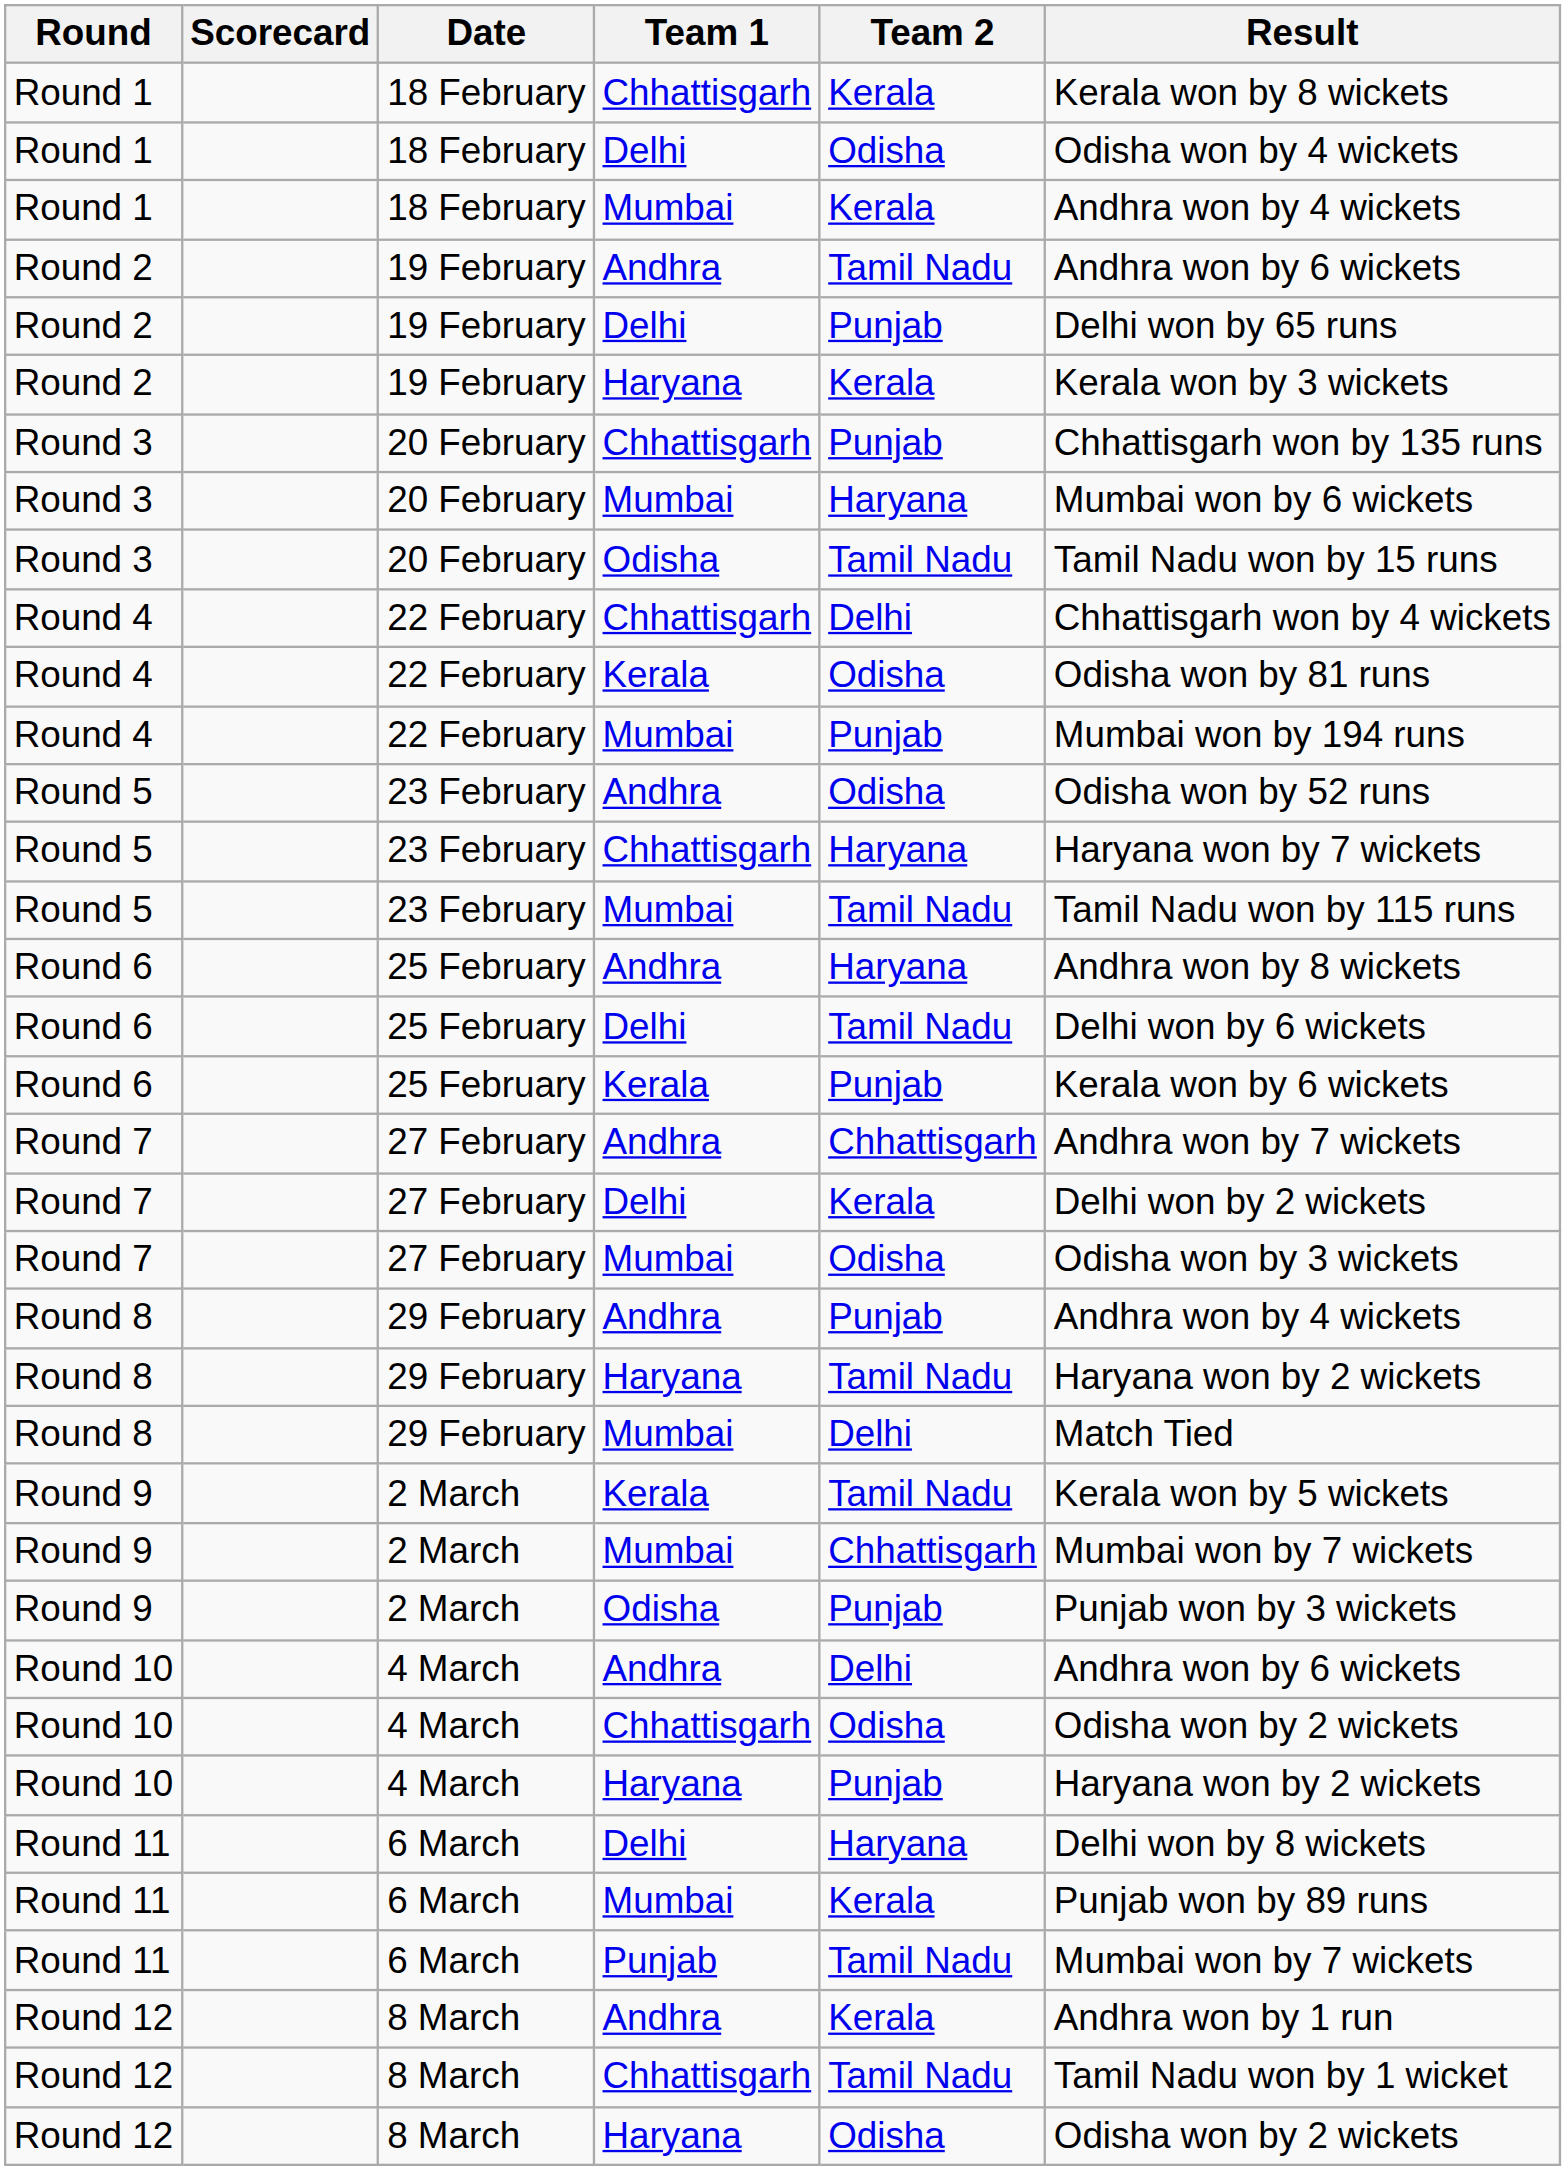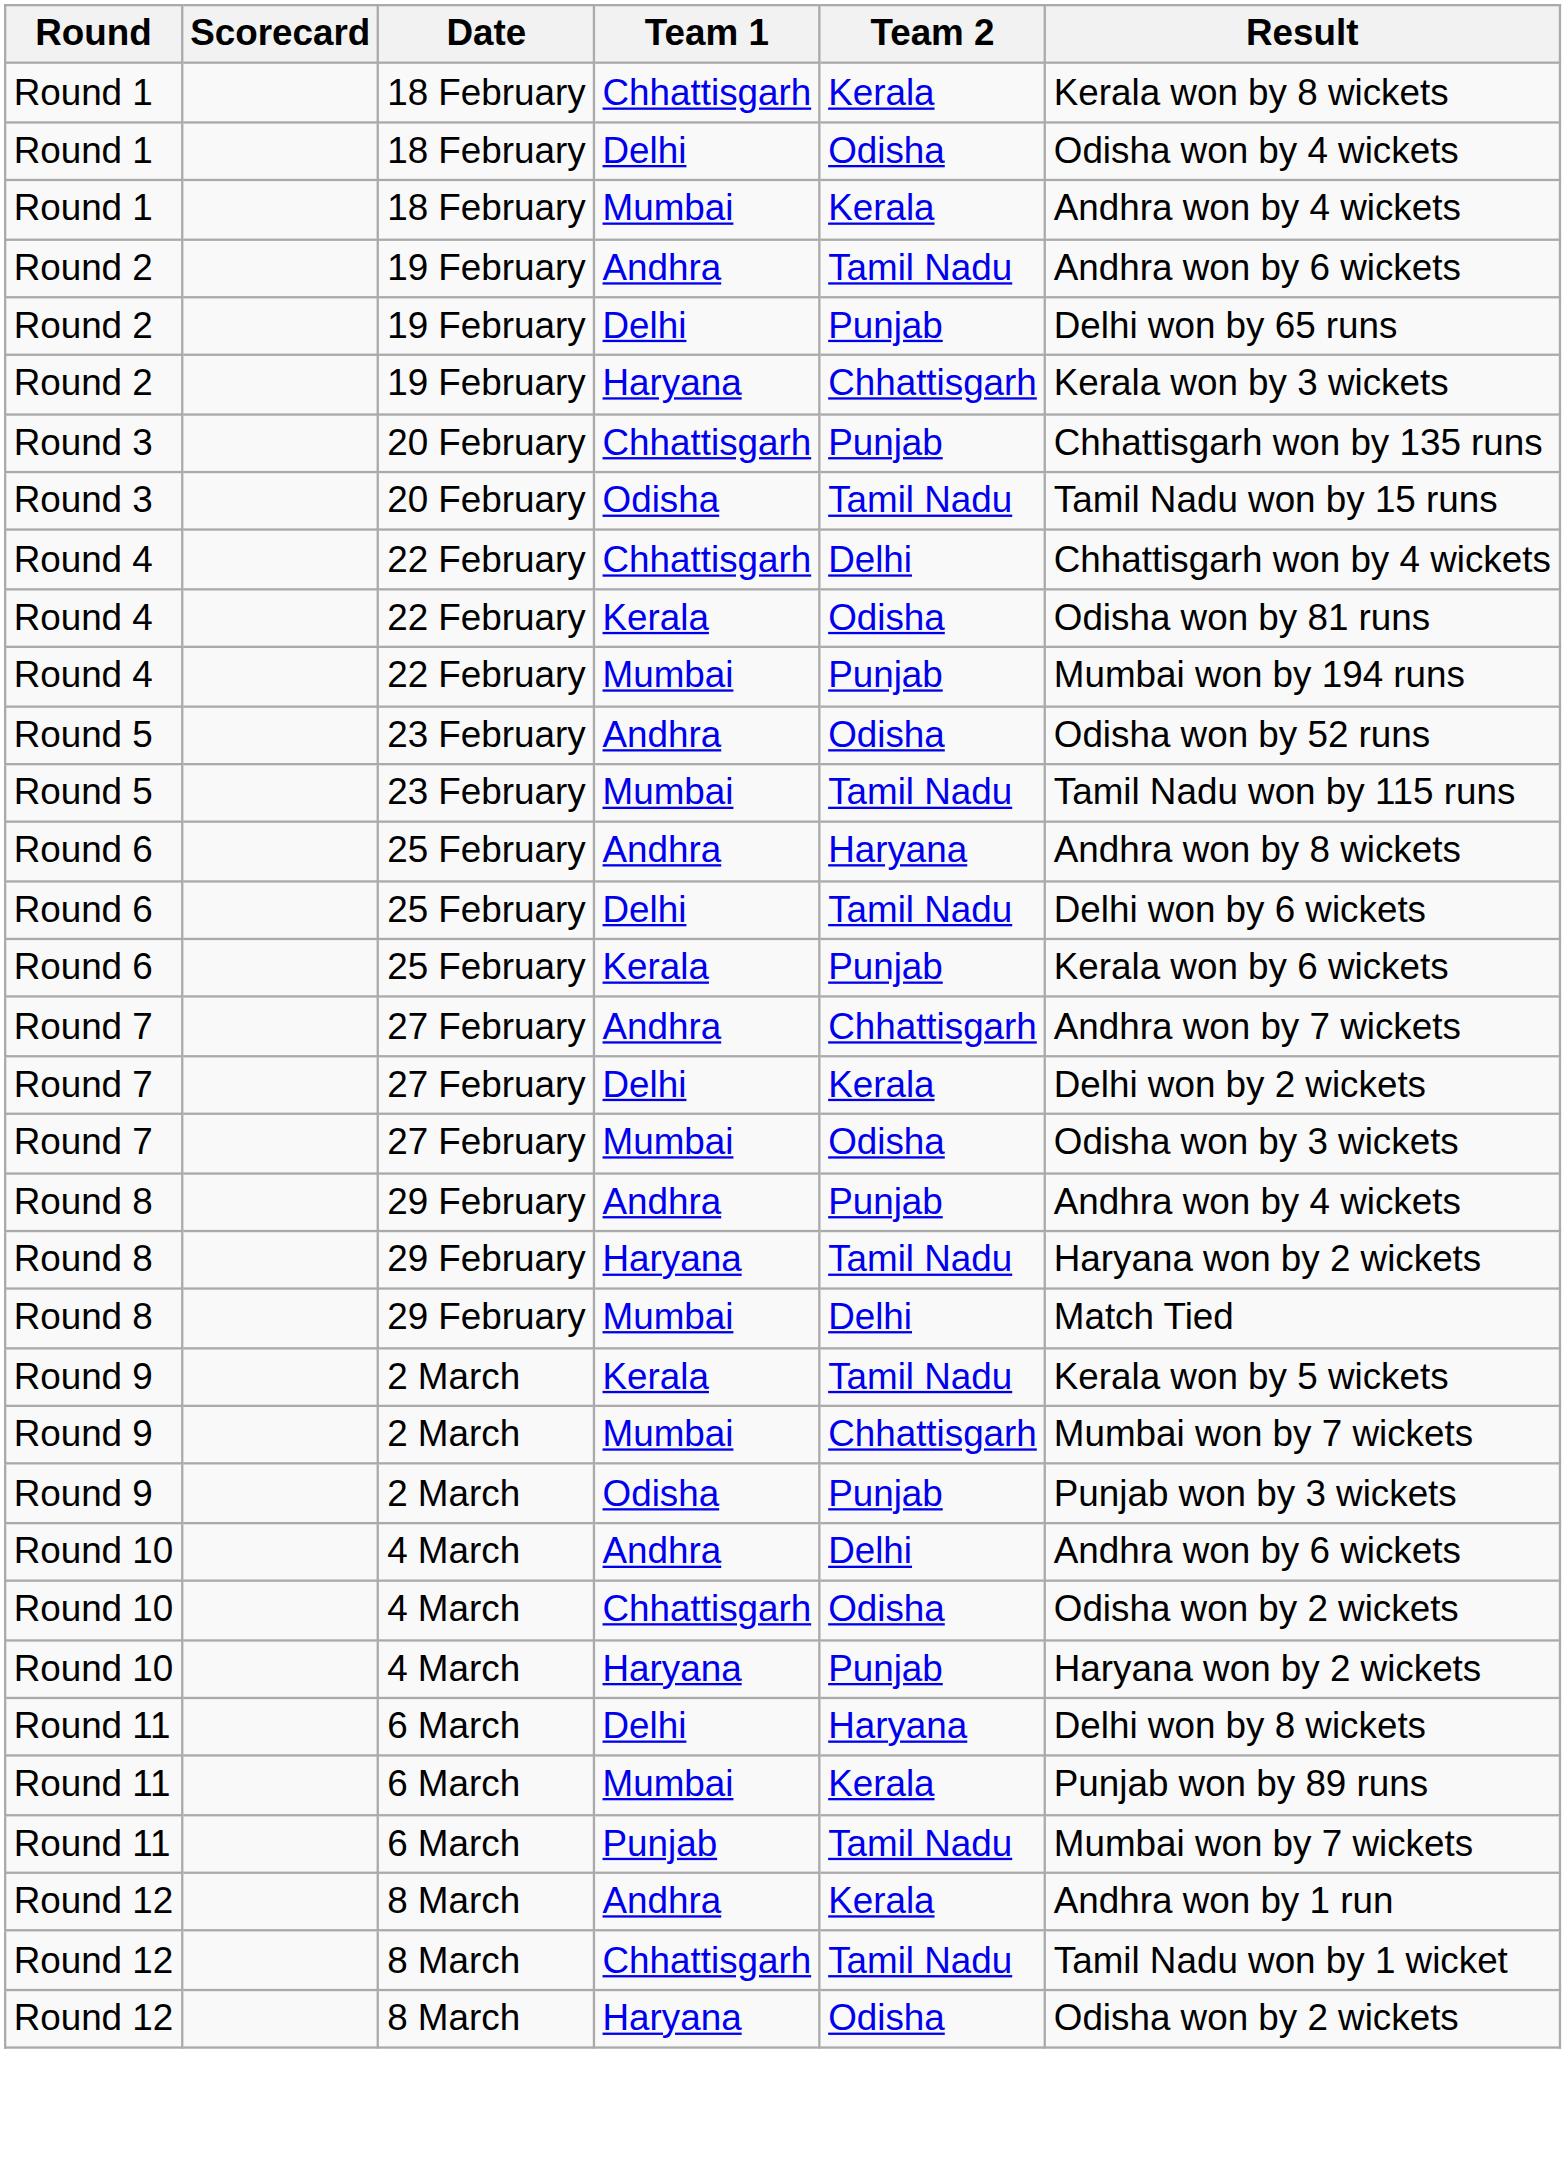(881, 383) Kerala -> (932, 383) Chhattisgarh
- row: (83, 500)
- row: (83, 850)
